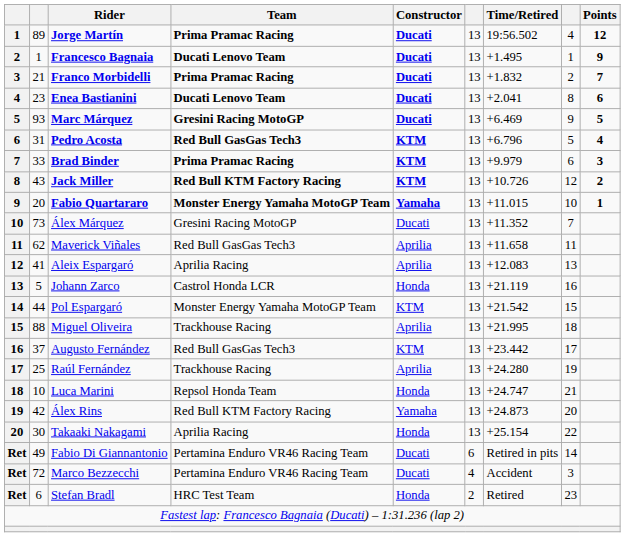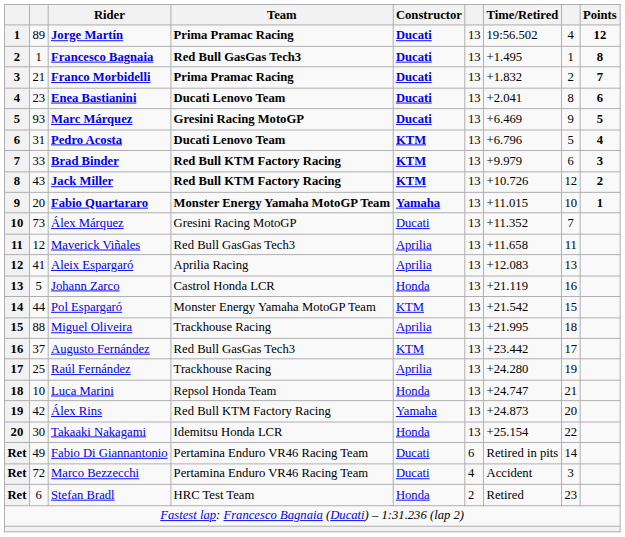(229, 56) Ducati Lenovo Team -> (237, 56) Red Bull GasGas Tech3
(600, 56) 9 -> (600, 56) 8
(237, 139) Red Bull GasGas Tech3 -> (229, 139) Ducati Lenovo Team
(234, 160) Prima Pramac Racing -> (257, 160) Red Bull KTM Factory Racing
(39, 244) 62 -> (39, 244) 12
(211, 431) Aprilia Racing -> (228, 431) Idemitsu Honda LCR
